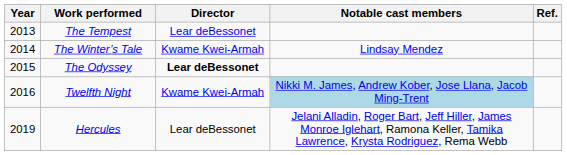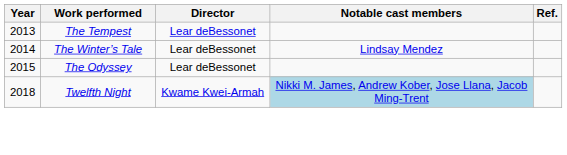(213, 49) Kwame Kwei-Armah -> (213, 49) Lear deBessonet
(213, 67) bold -> (213, 67) normal
(23, 91) 2016 -> (23, 91) 2018
- row: (98, 129)
